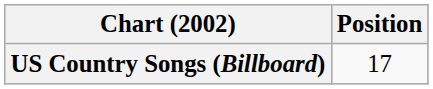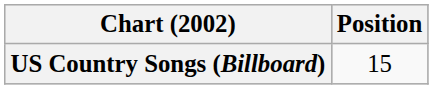(380, 63) 17 -> (380, 63) 15
